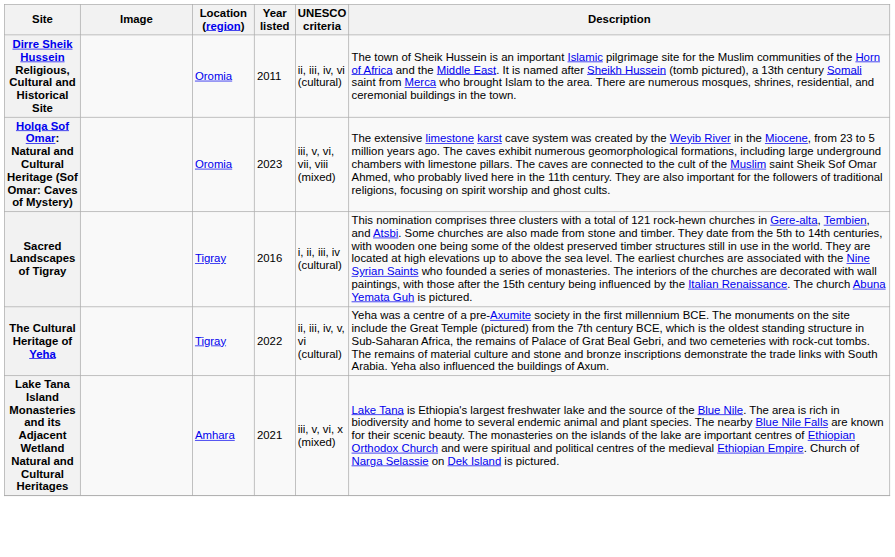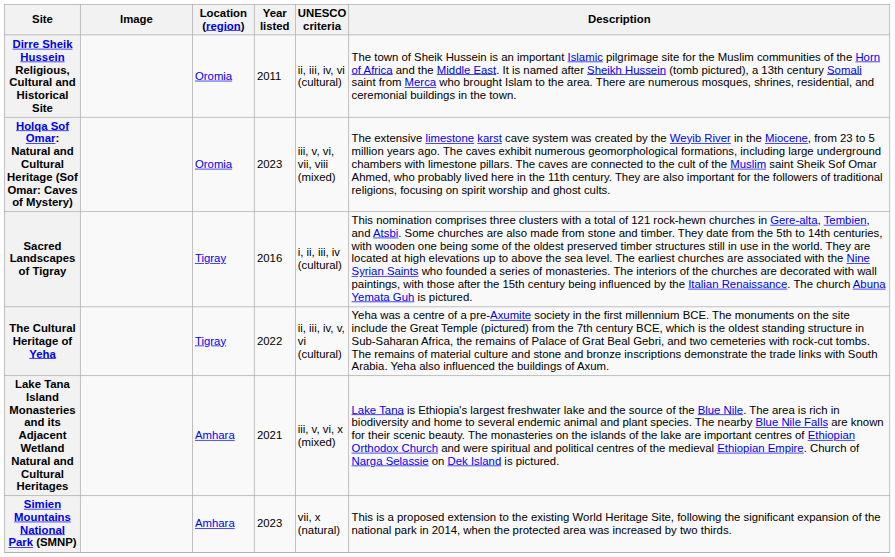+ row: (42, 524)
